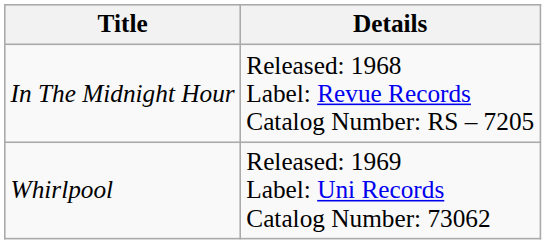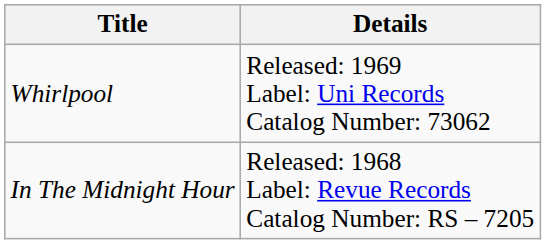rows swapped: (123, 93) <-> (62, 190)
